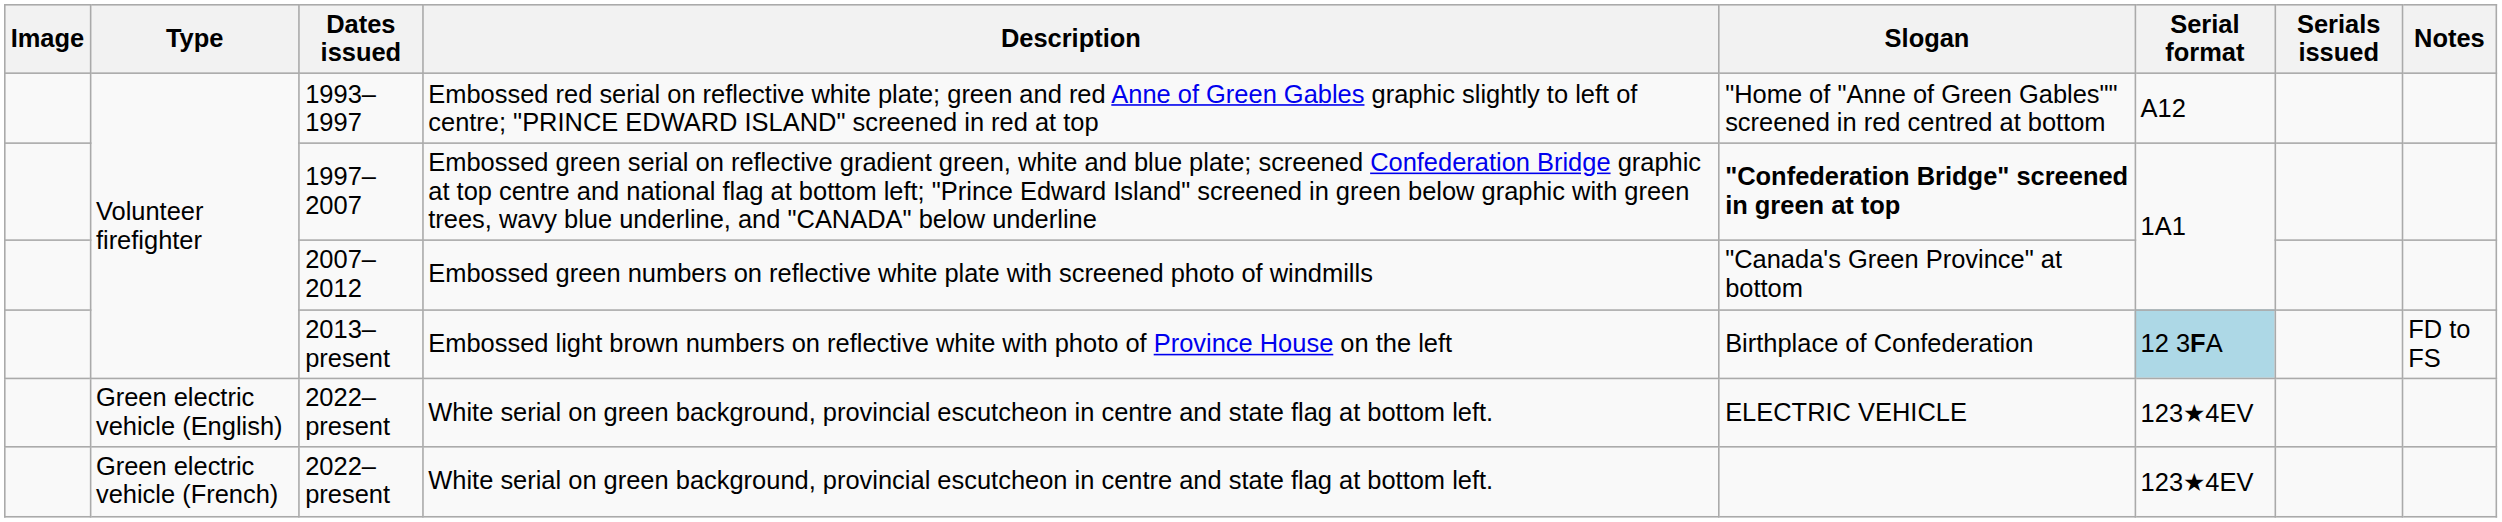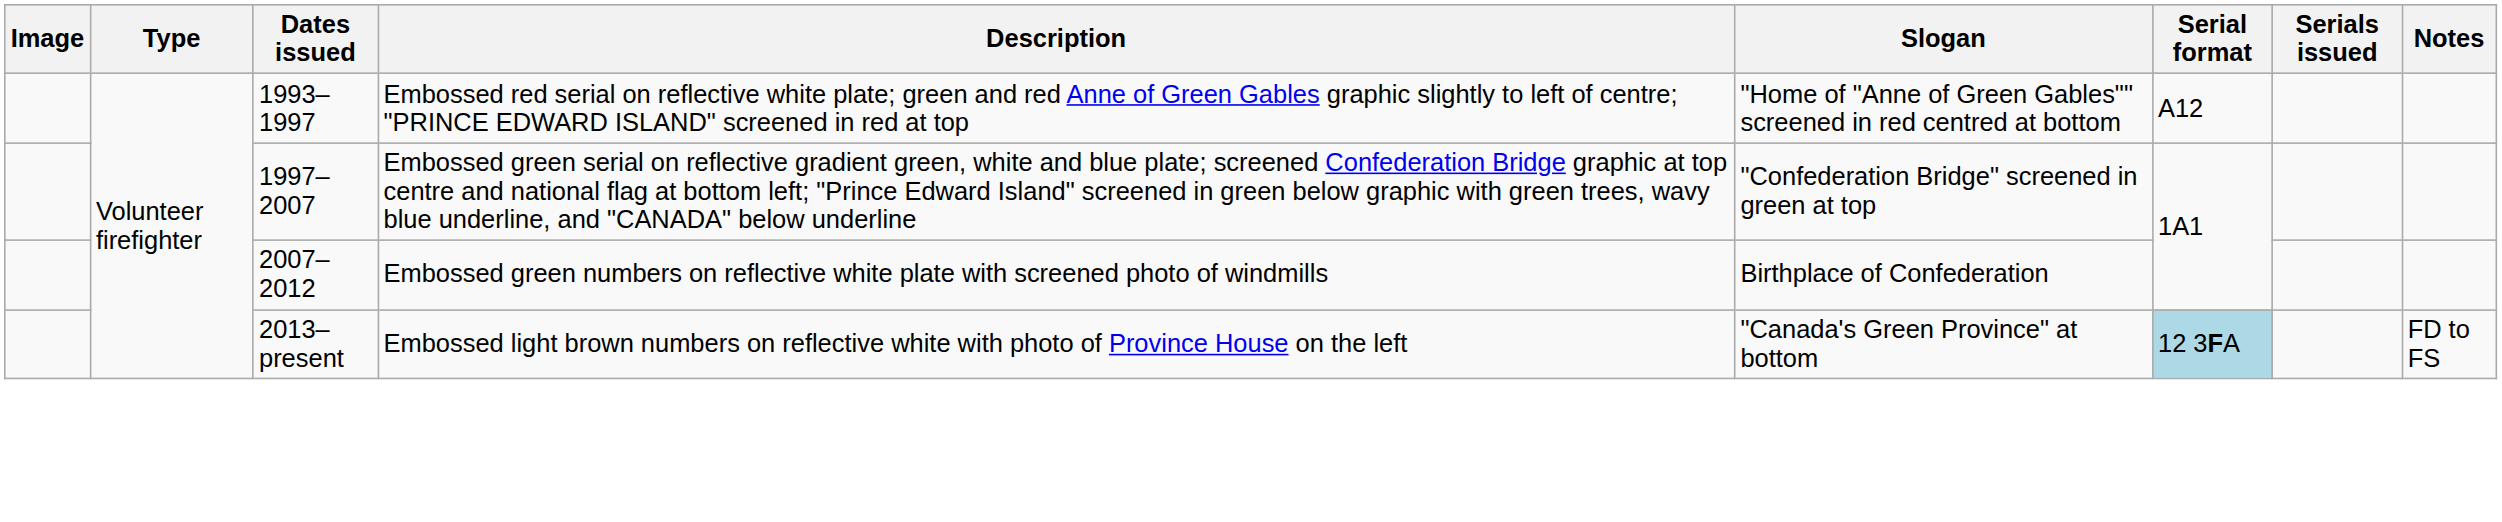(1927, 191) bold -> (1939, 191) normal
(1894, 274) "Canada's Green Province" at bottom -> (1895, 274) Birthplace of Confederation
(1879, 343) Birthplace of Confederation -> (1909, 343) "Canada's Green Province" at bottom
- row: (189, 412)
- row: (187, 481)
